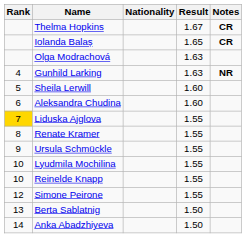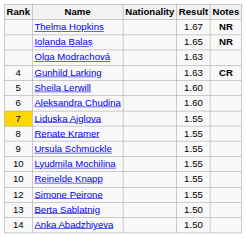(226, 27) CR -> (226, 27) NR
(226, 42) CR -> (226, 42) NR
(226, 73) NR -> (226, 73) CR
